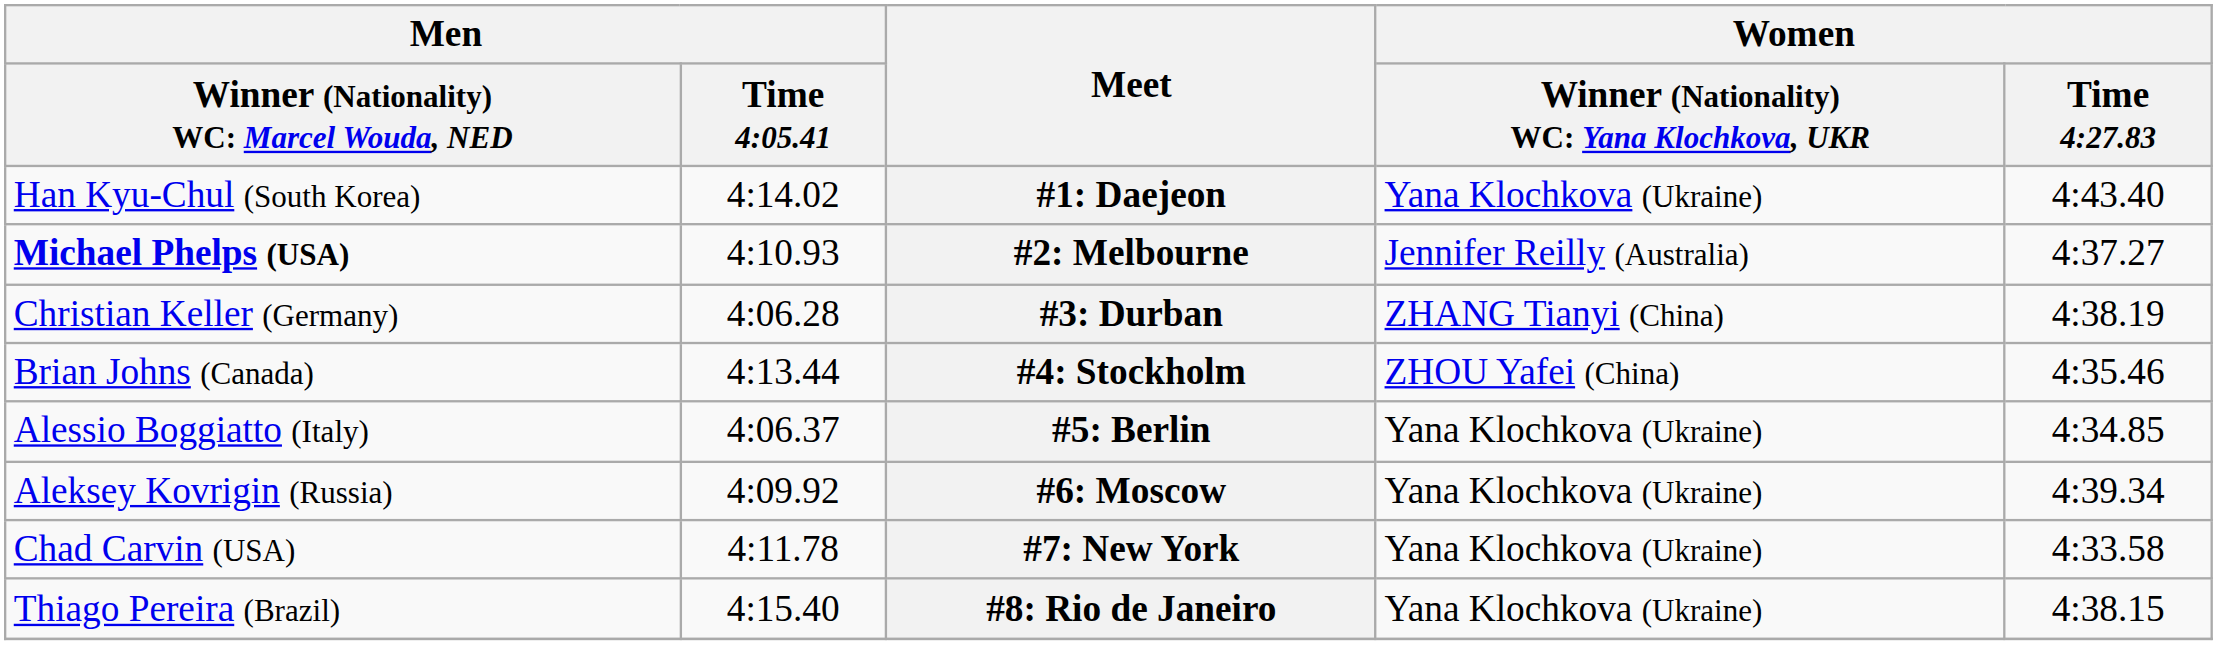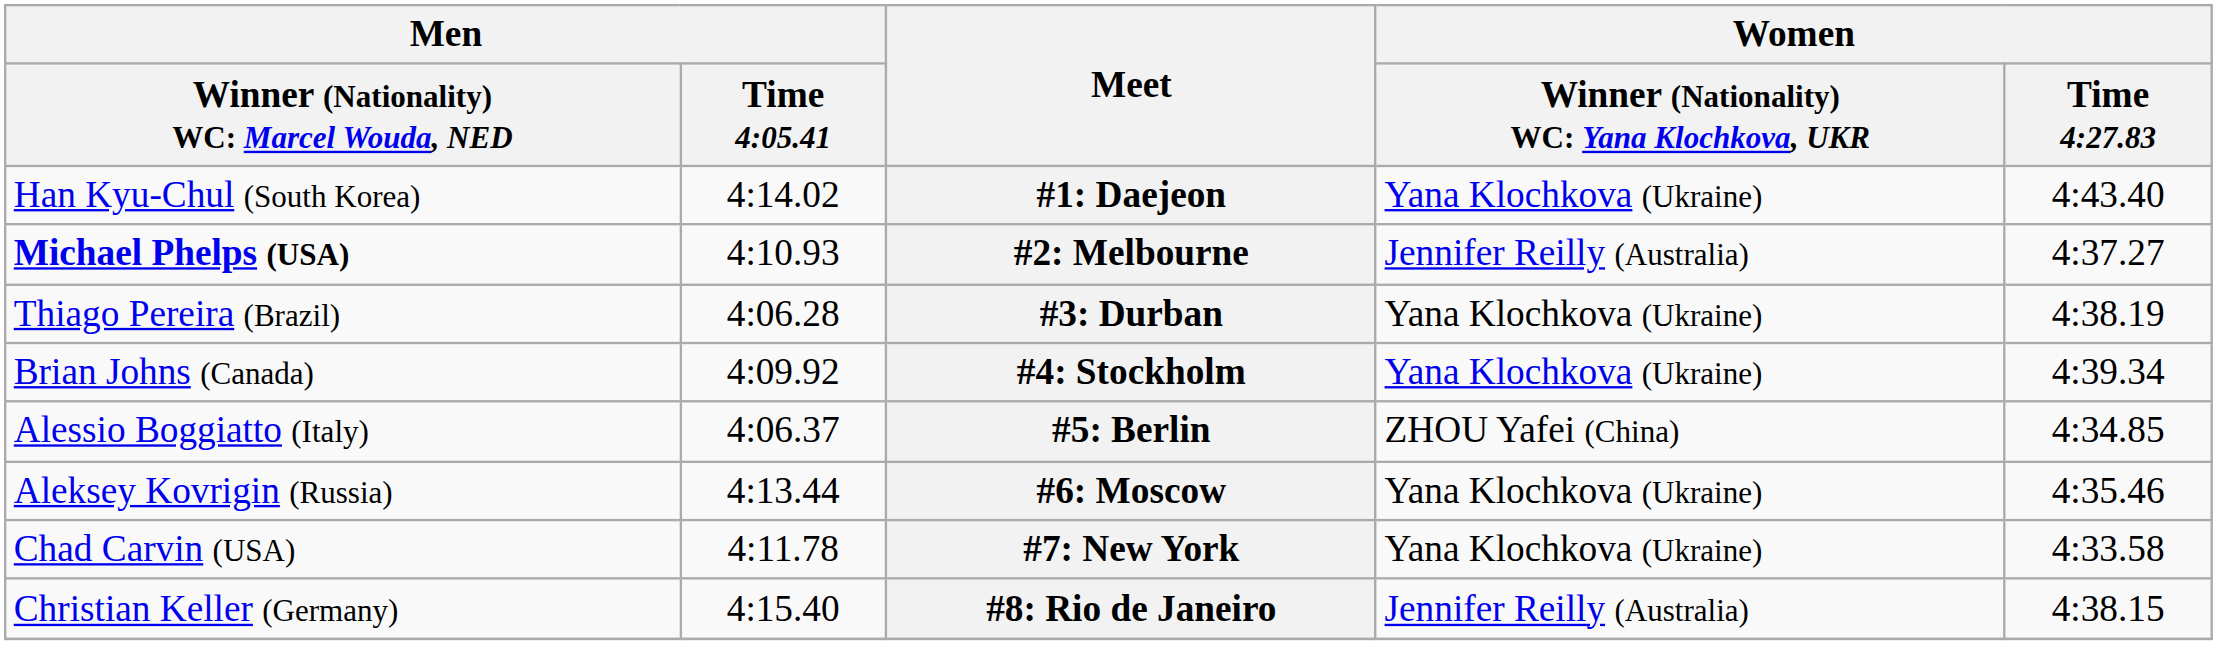(206, 312) Christian Keller (Germany) -> (177, 312) Thiago Pereira (Brazil)
(1554, 312) ZHANG Tianyi (China) -> (1573, 312) Yana Klochkova (Ukraine)
(783, 371) 4:13.44 -> (783, 371) 4:09.92
(1532, 371) ZHOU Yafei (China) -> (1573, 371) Yana Klochkova (Ukraine)
(2108, 371) 4:35.46 -> (2108, 371) 4:39.34
(1573, 430) Yana Klochkova (Ukraine) -> (1532, 430) ZHOU Yafei (China)
(783, 489) 4:09.92 -> (783, 489) 4:13.44
(2108, 489) 4:39.34 -> (2108, 489) 4:35.46
(177, 608) Thiago Pereira (Brazil) -> (206, 608) Christian Keller (Germany)
(1573, 608) Yana Klochkova (Ukraine) -> (1567, 608) Jennifer Reilly (Australia)
